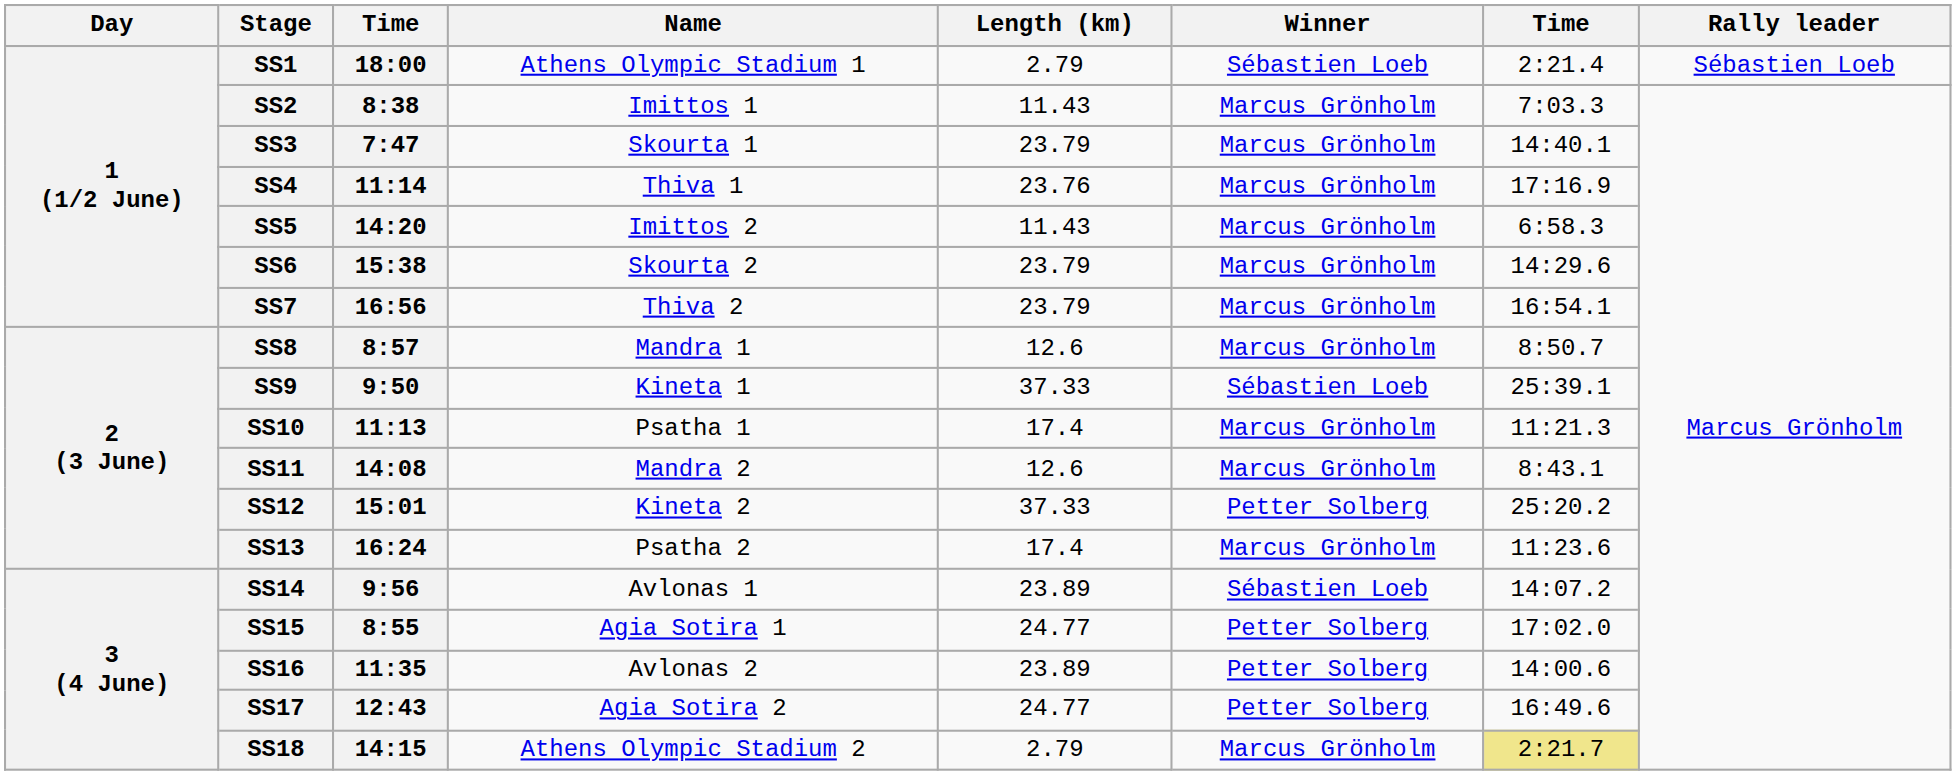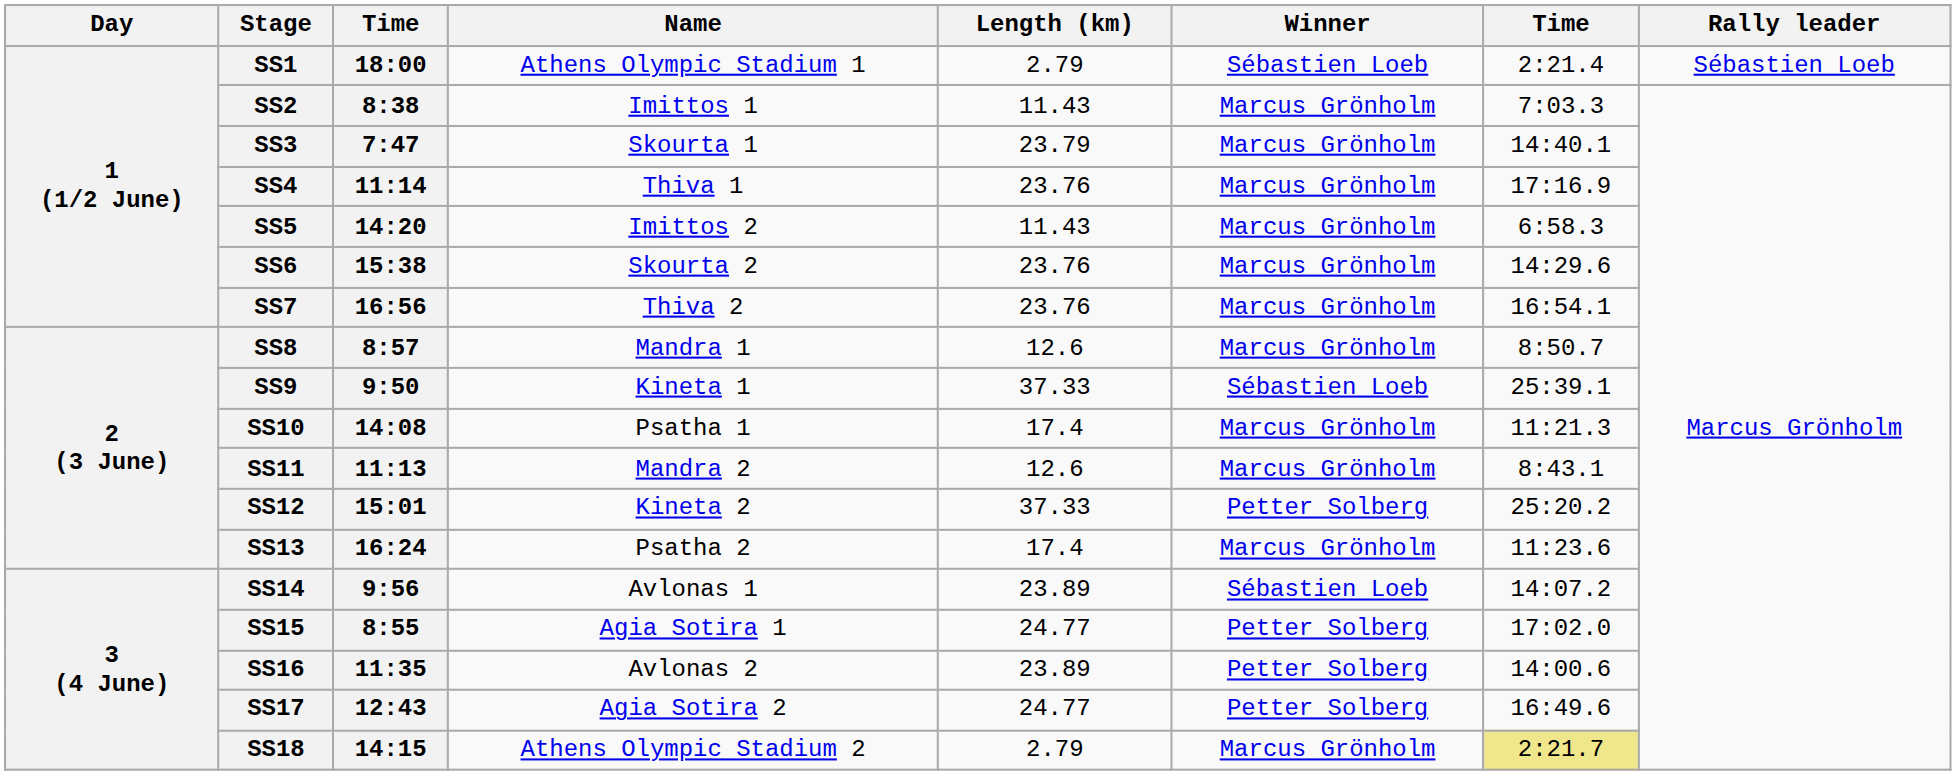(1055, 267) 23.79 -> (1055, 267) 23.76
(1055, 307) 23.79 -> (1055, 307) 23.76
(391, 428) 11:13 -> (391, 428) 14:08
(391, 468) 14:08 -> (391, 468) 11:13
